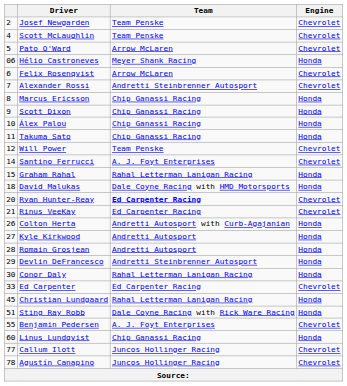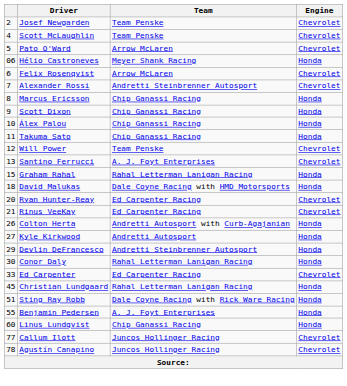(11, 162) 14 -> (11, 162) 13
(156, 199) bold -> (156, 199) normal
- row: (54, 250)
(319, 325) Chevrolet -> (310, 312) Honda
